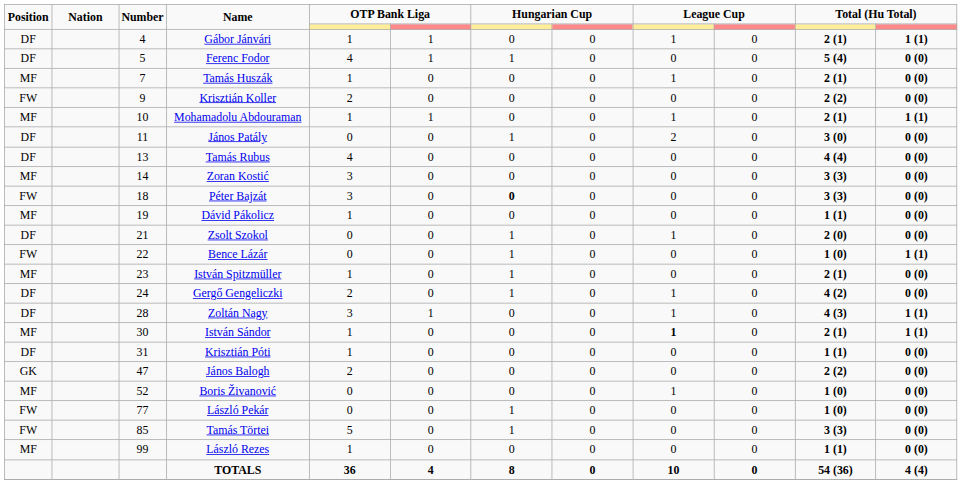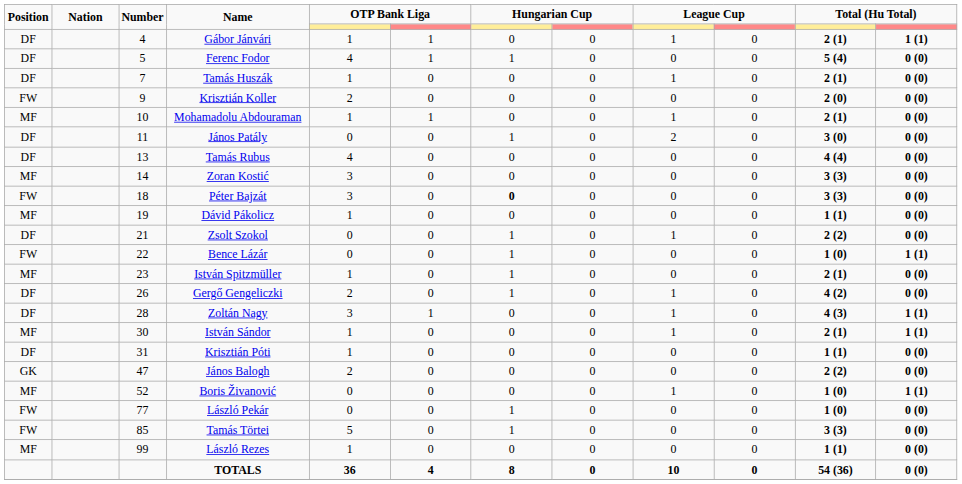(28, 78) MF -> (28, 78) DF
(835, 98) 2 (2) -> (835, 98) 2 (0)
(916, 117) 1 (1) -> (916, 117) 0 (0)
(835, 235) 2 (0) -> (835, 235) 2 (2)
(143, 293) 24 -> (143, 293) 26
(674, 332) bold -> (674, 332) normal
(916, 391) 0 (0) -> (916, 391) 1 (1)
(916, 469) 4 (4) -> (916, 469) 0 (0)
